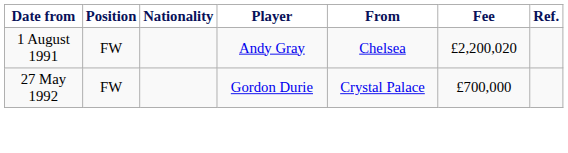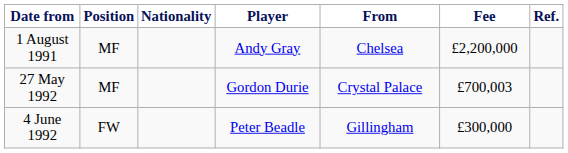(111, 47) FW -> (109, 47) MF
(484, 47) £2,200,020 -> (485, 47) £2,200,000
(111, 87) FW -> (109, 87) MF
(484, 87) £700,000 -> (485, 87) £700,003
+ row: (42, 127)
